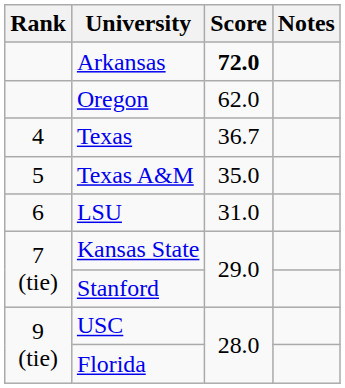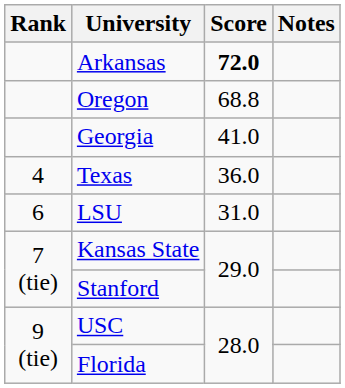(239, 99) 62.0 -> (239, 99) 68.8
+ row: (115, 136)
(239, 136) 36.7 -> (239, 174) 36.0
- row: (135, 174)
